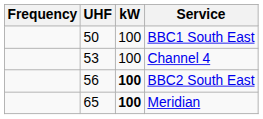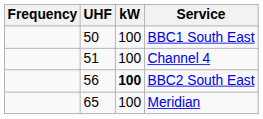(91, 59) 53 -> (91, 59) 51
(130, 102) bold -> (130, 102) normal
